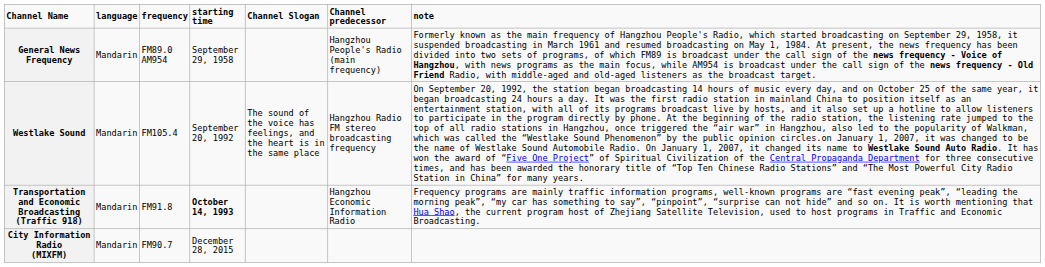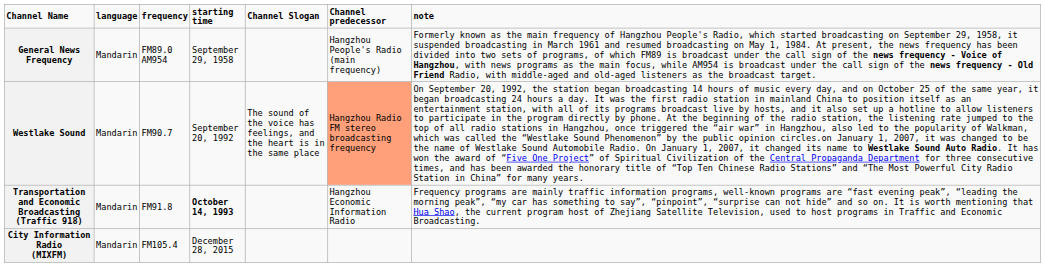(160, 133) FM105.4 -> (157, 133) FM90.7
(366, 133) no background -> (366, 133) lightsalmon background
(157, 245) FM90.7 -> (160, 245) FM105.4
